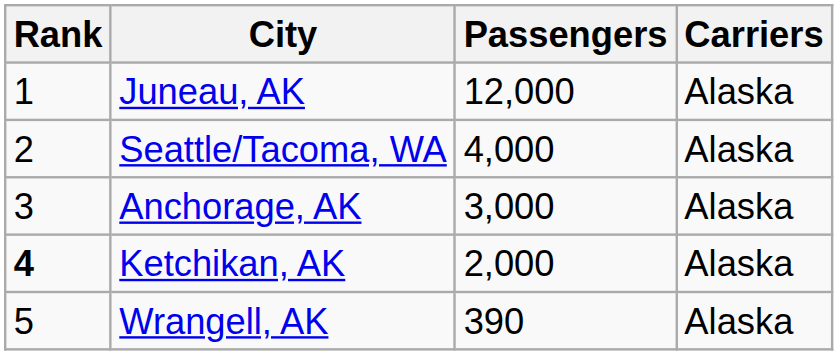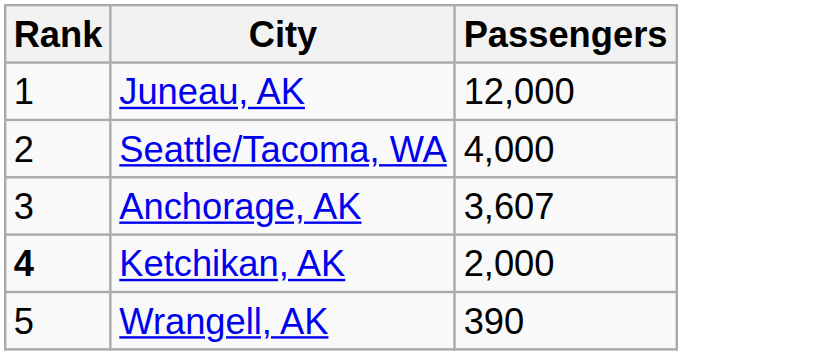- column: (754, 34)
(509, 207) 3,000 -> (509, 207) 3,607
